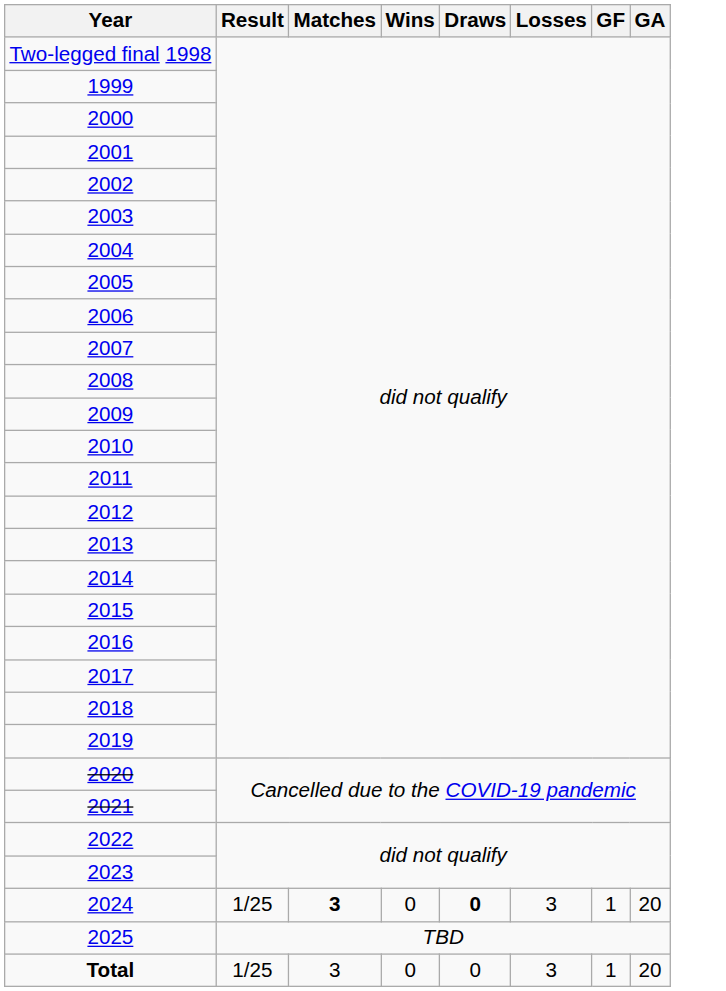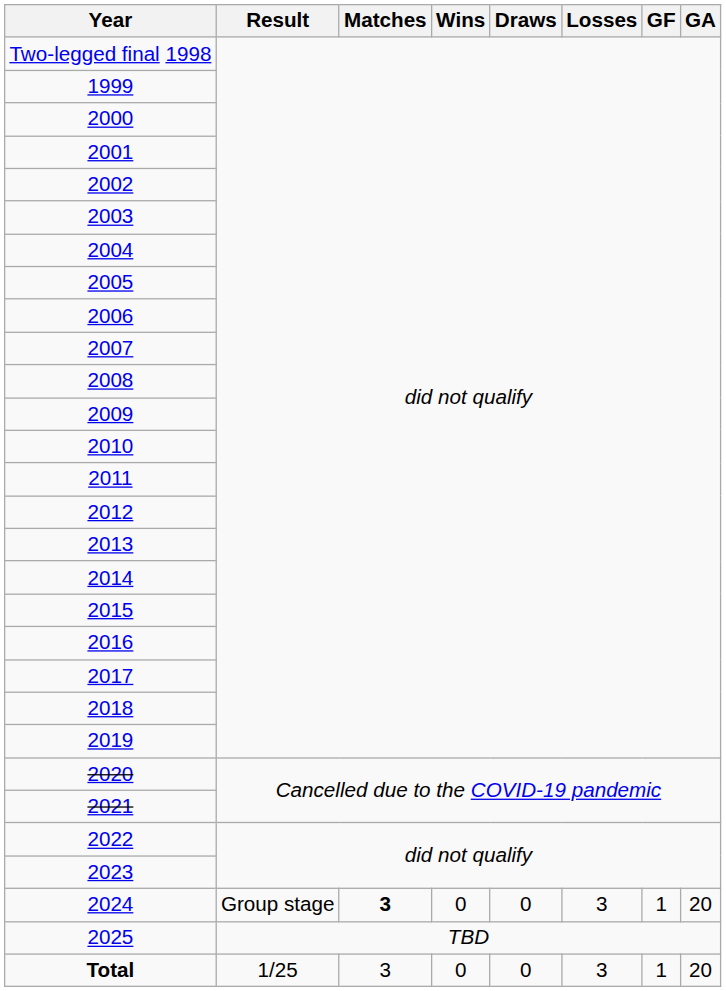(252, 904) 1/25 -> (278, 904) Group stage
(475, 904) bold -> (526, 904) normal
